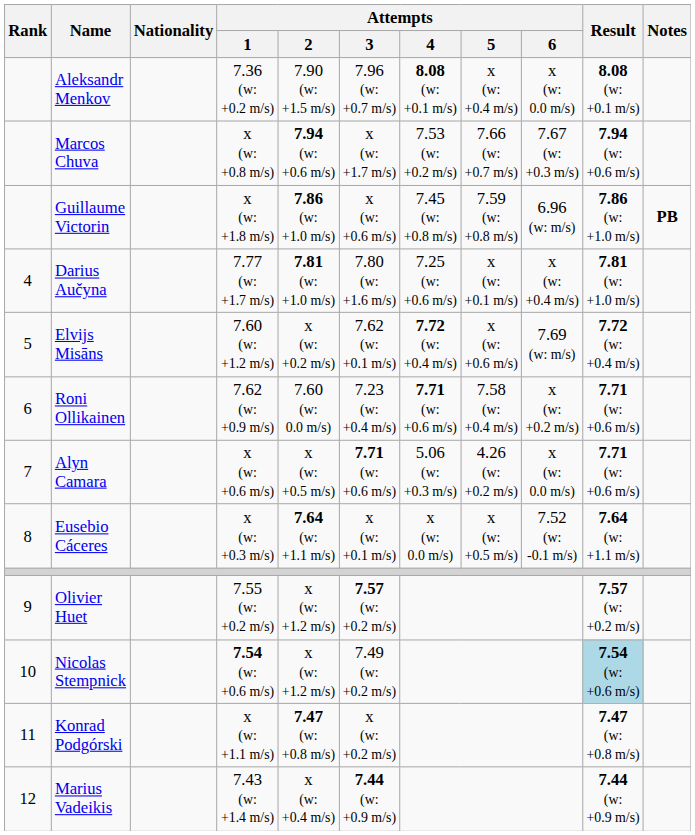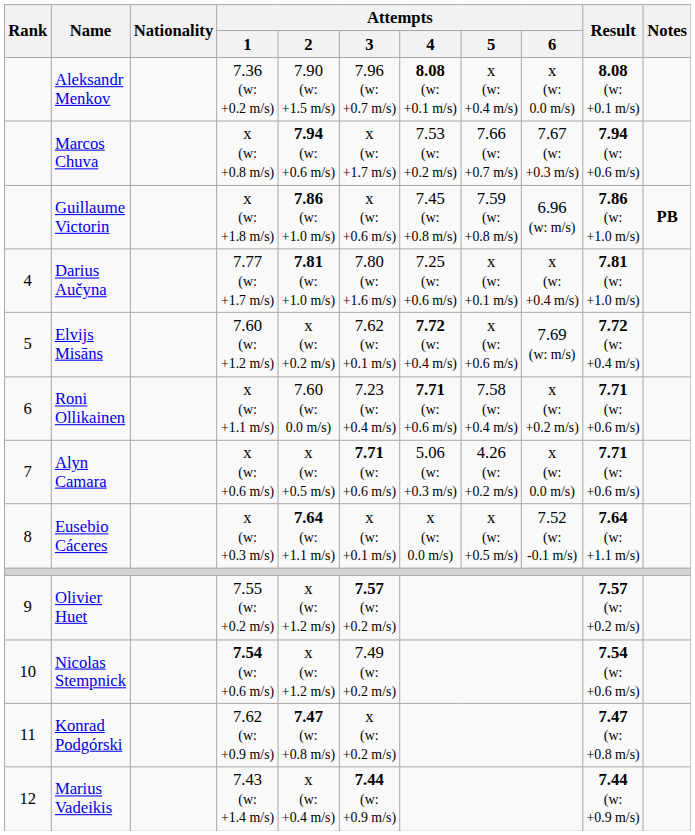(248, 408) 7.62 (w: +0.9 m/s) -> (248, 408) x (w: +1.1 m/s)
(613, 671) lightblue background -> (613, 671) no background
(248, 735) x (w: +1.1 m/s) -> (248, 735) 7.62 (w: +0.9 m/s)
